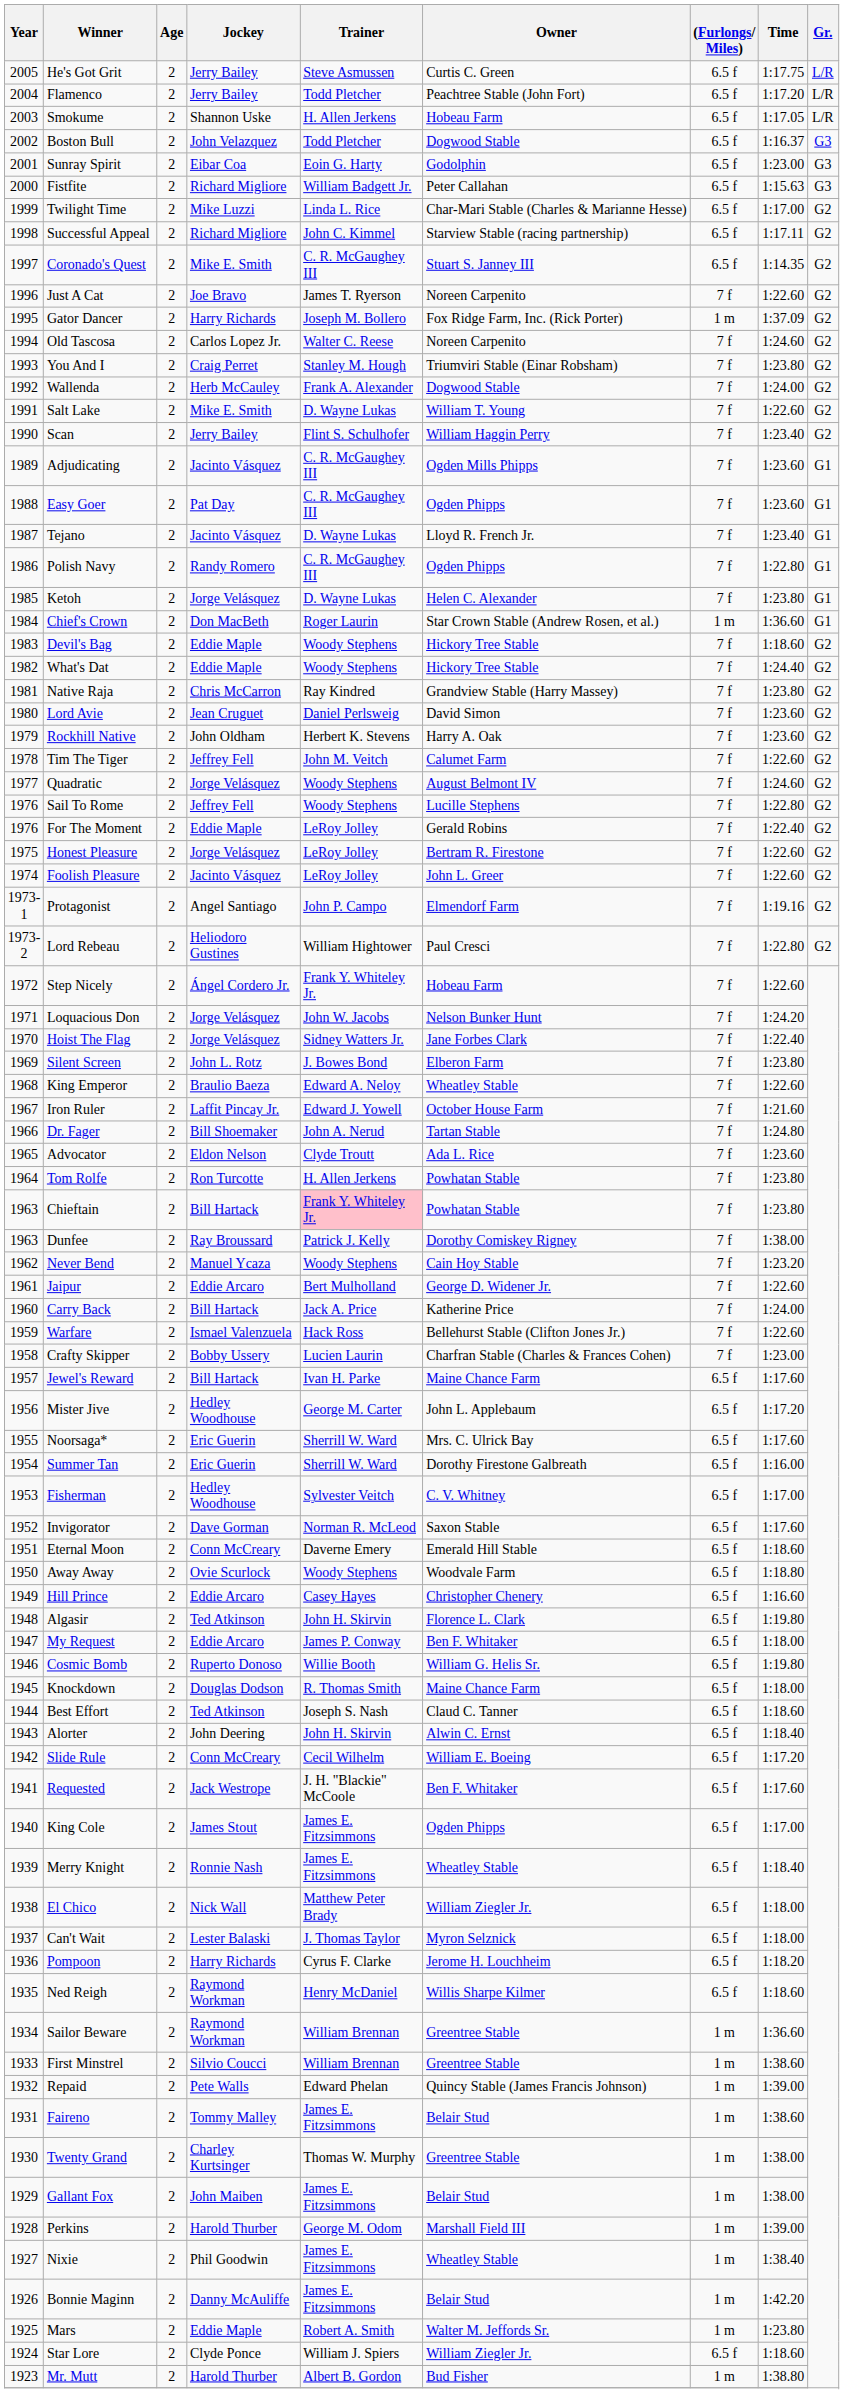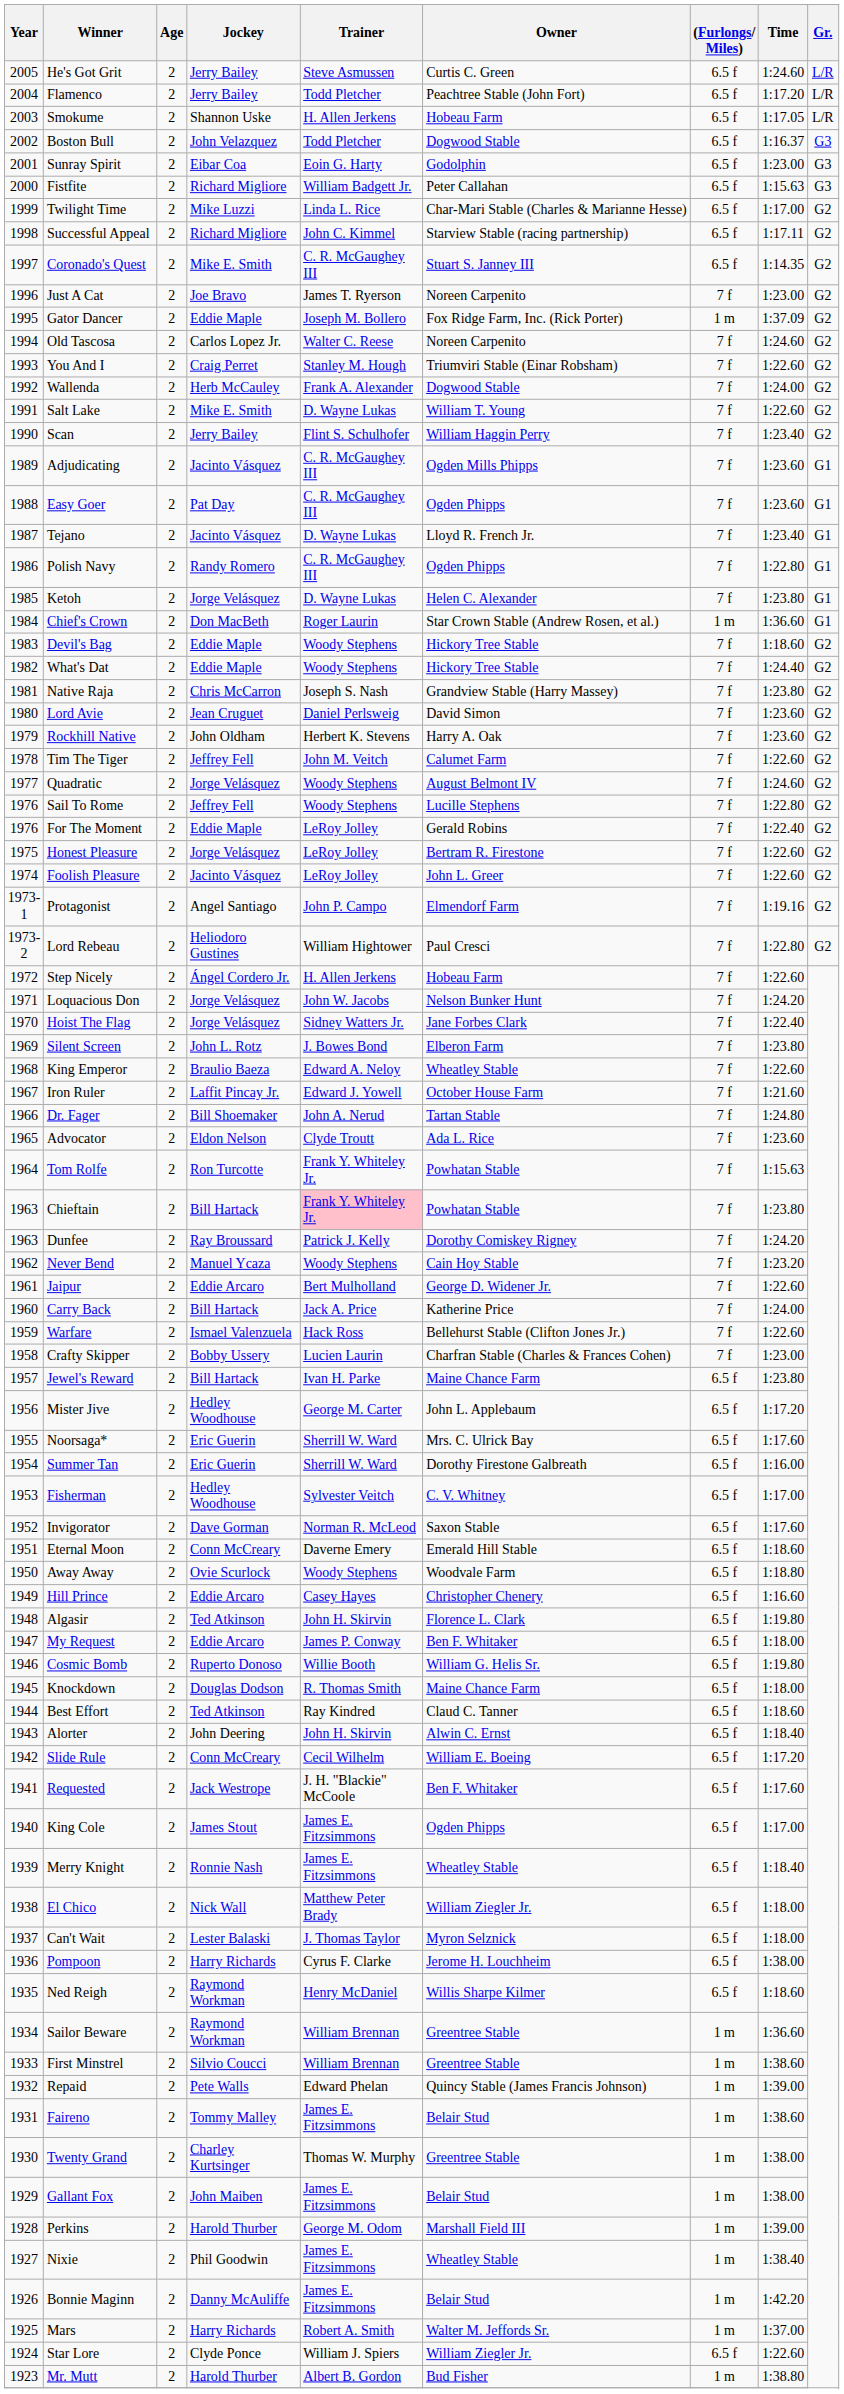(783, 72) 1:17.75 -> (783, 72) 1:24.60
(783, 296) 1:22.60 -> (783, 296) 1:23.00
(233, 319) Harry Richards -> (226, 319) Eddie Maple
(783, 365) 1:23.80 -> (783, 365) 1:22.60
(339, 691) Ray Kindred -> (346, 691) Joseph S. Nash
(354, 985) Frank Y. Whiteley Jr. -> (350, 977) H. Allen Jerkens
(350, 1178) H. Allen Jerkens -> (354, 1170) Frank Y. Whiteley Jr.
(783, 1178) 1:23.80 -> (783, 1170) 1:15.63
(783, 1241) 1:38.00 -> (783, 1241) 1:24.20
(783, 1379) 1:17.60 -> (783, 1379) 1:23.80
(346, 1711) Joseph S. Nash -> (339, 1711) Ray Kindred
(783, 1961) 1:18.20 -> (783, 1961) 1:38.00
(226, 2330) Eddie Maple -> (233, 2330) Harry Richards
(783, 2330) 1:23.80 -> (783, 2330) 1:37.00
(783, 2353) 1:18.60 -> (783, 2353) 1:22.60
